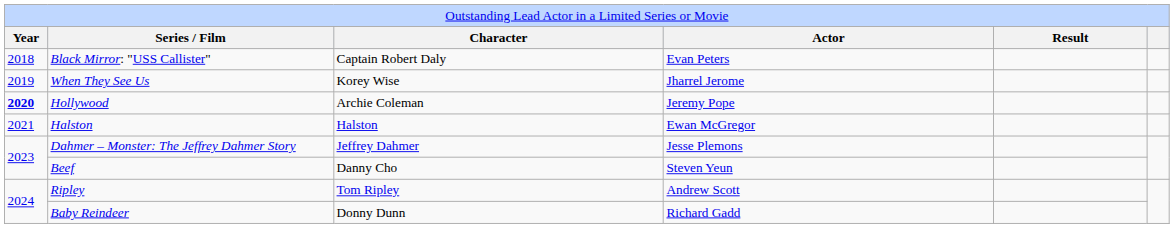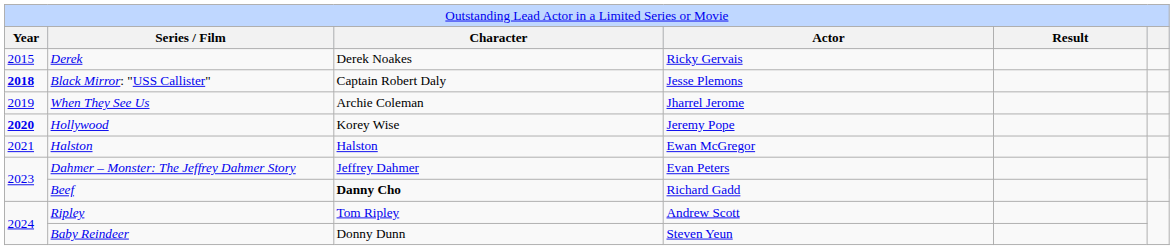+ row: (67, 59)
(21, 59) normal -> (21, 81) bold
(698, 59) Evan Peters -> (705, 81) Jesse Plemons
(368, 81) Korey Wise -> (380, 103) Archie Coleman
(380, 103) Archie Coleman -> (368, 125) Korey Wise
(705, 146) Jesse Plemons -> (698, 168) Evan Peters
(367, 168) normal -> (369, 190) bold
(700, 168) Steven Yeun -> (703, 190) Richard Gadd
(703, 212) Richard Gadd -> (700, 234) Steven Yeun
